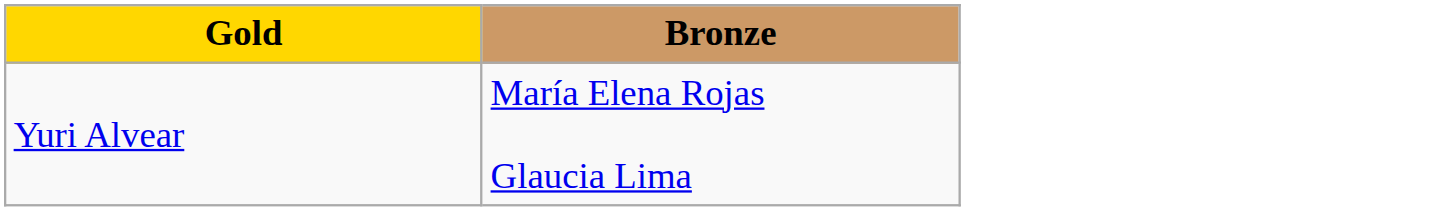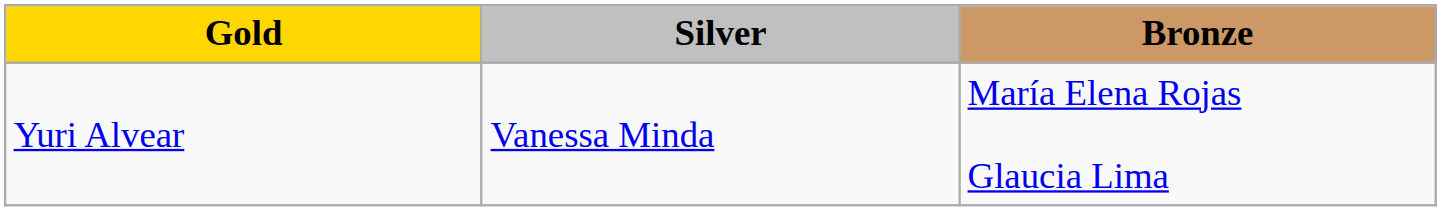+ column: (721, 33)
